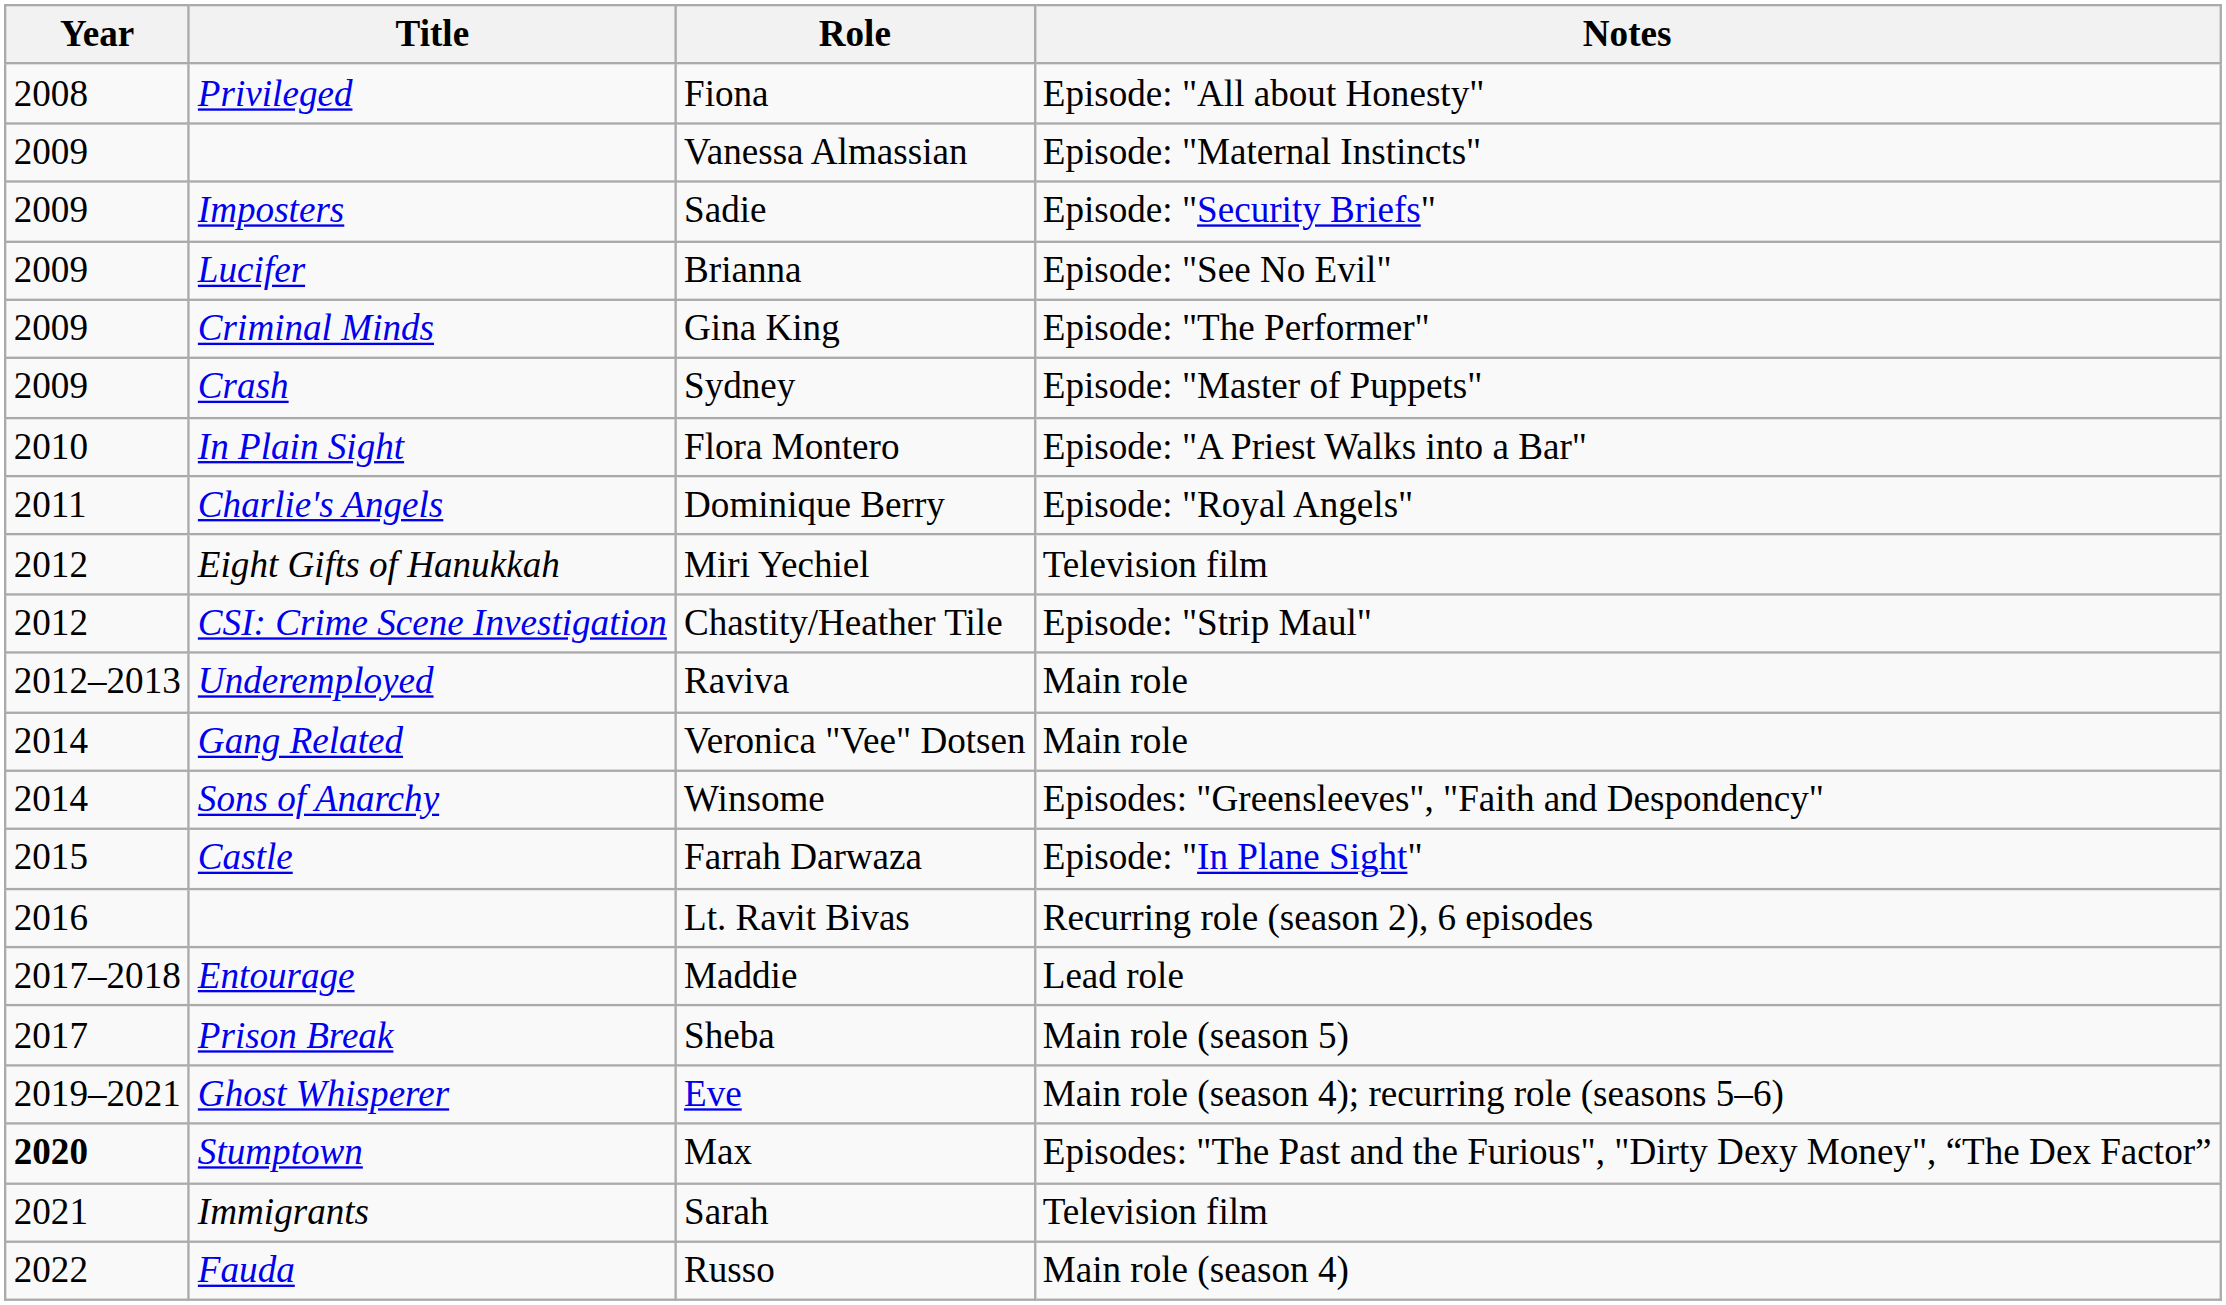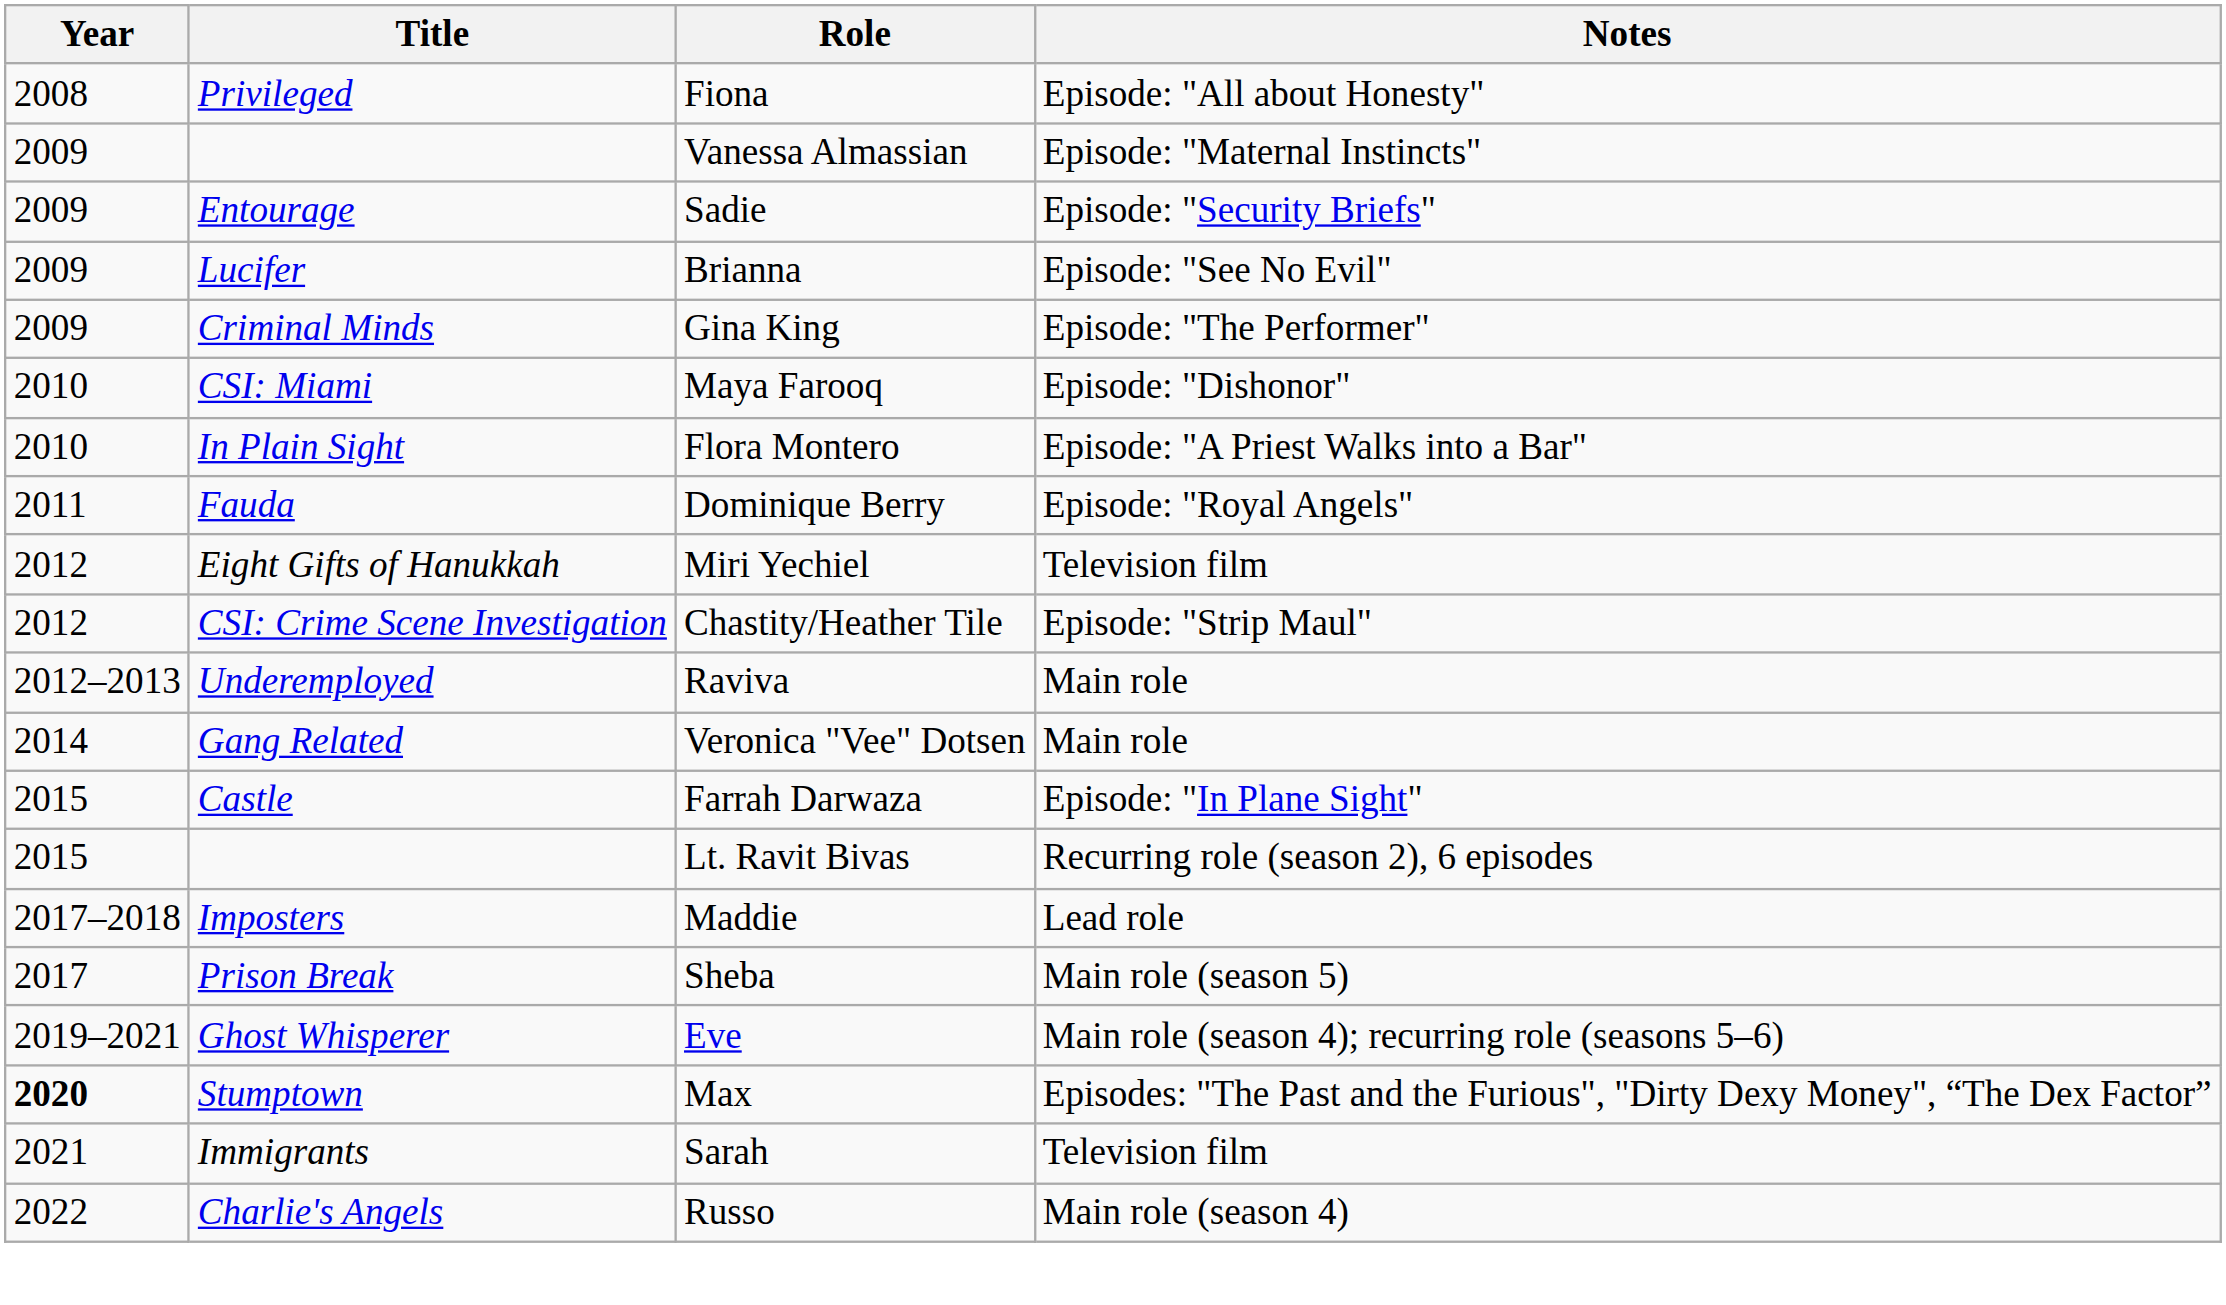(271, 210) Imposters -> (276, 210) Entourage
- row: (740, 387)
+ row: (784, 387)
(321, 504) Charlie's Angels -> (246, 504) Fauda
- row: (754, 799)
(51, 916) 2016 -> (51, 858) 2015
(276, 975) Entourage -> (271, 916) Imposters
(246, 1270) Fauda -> (321, 1211) Charlie's Angels
